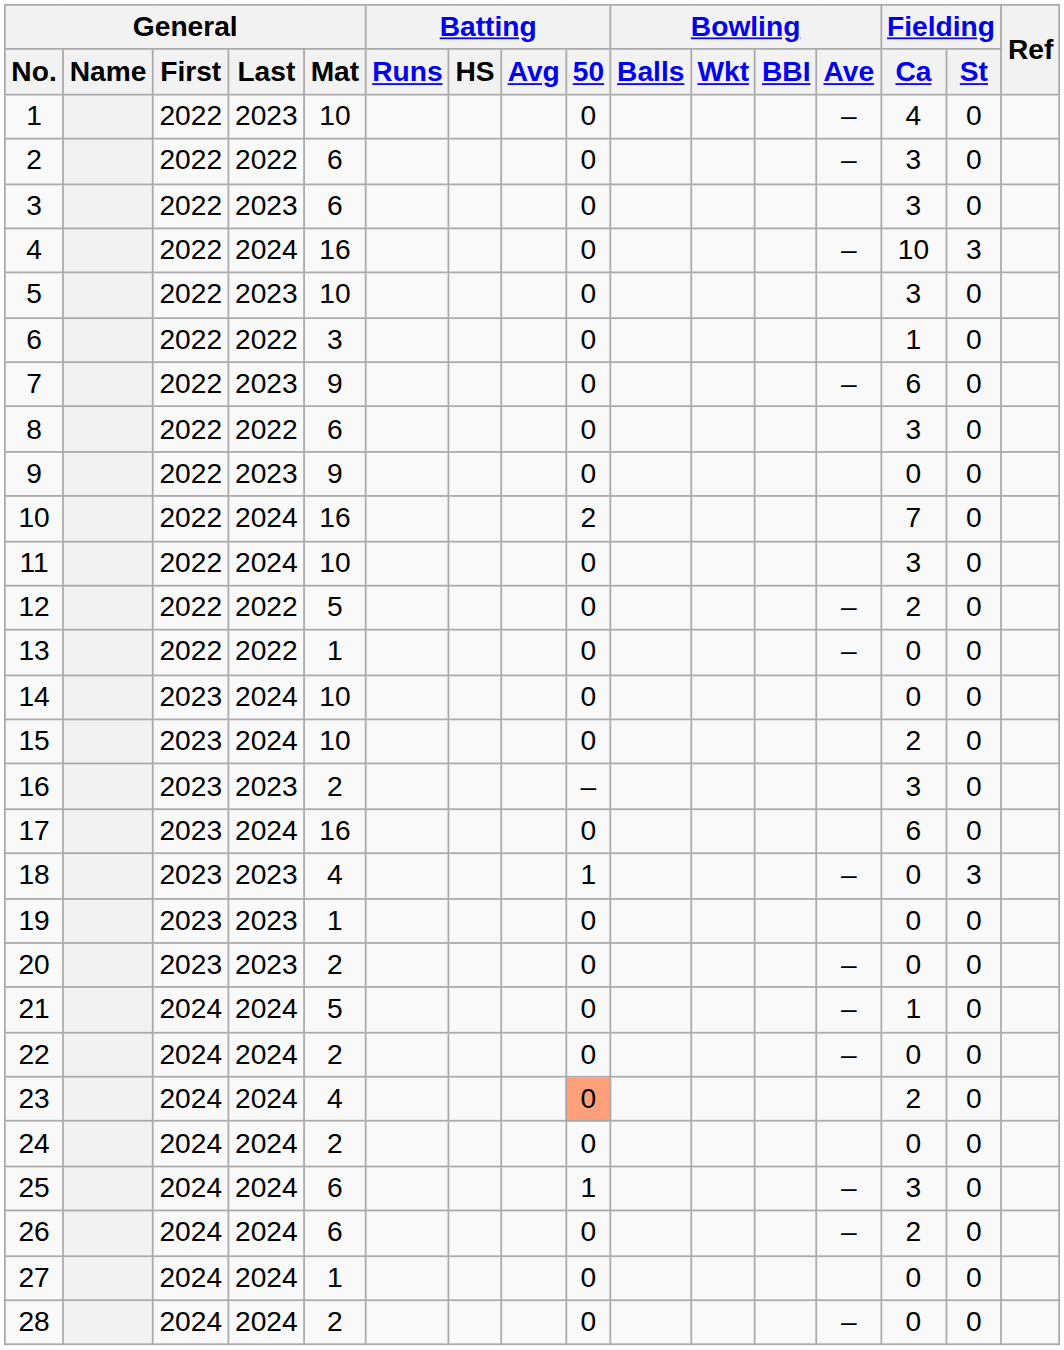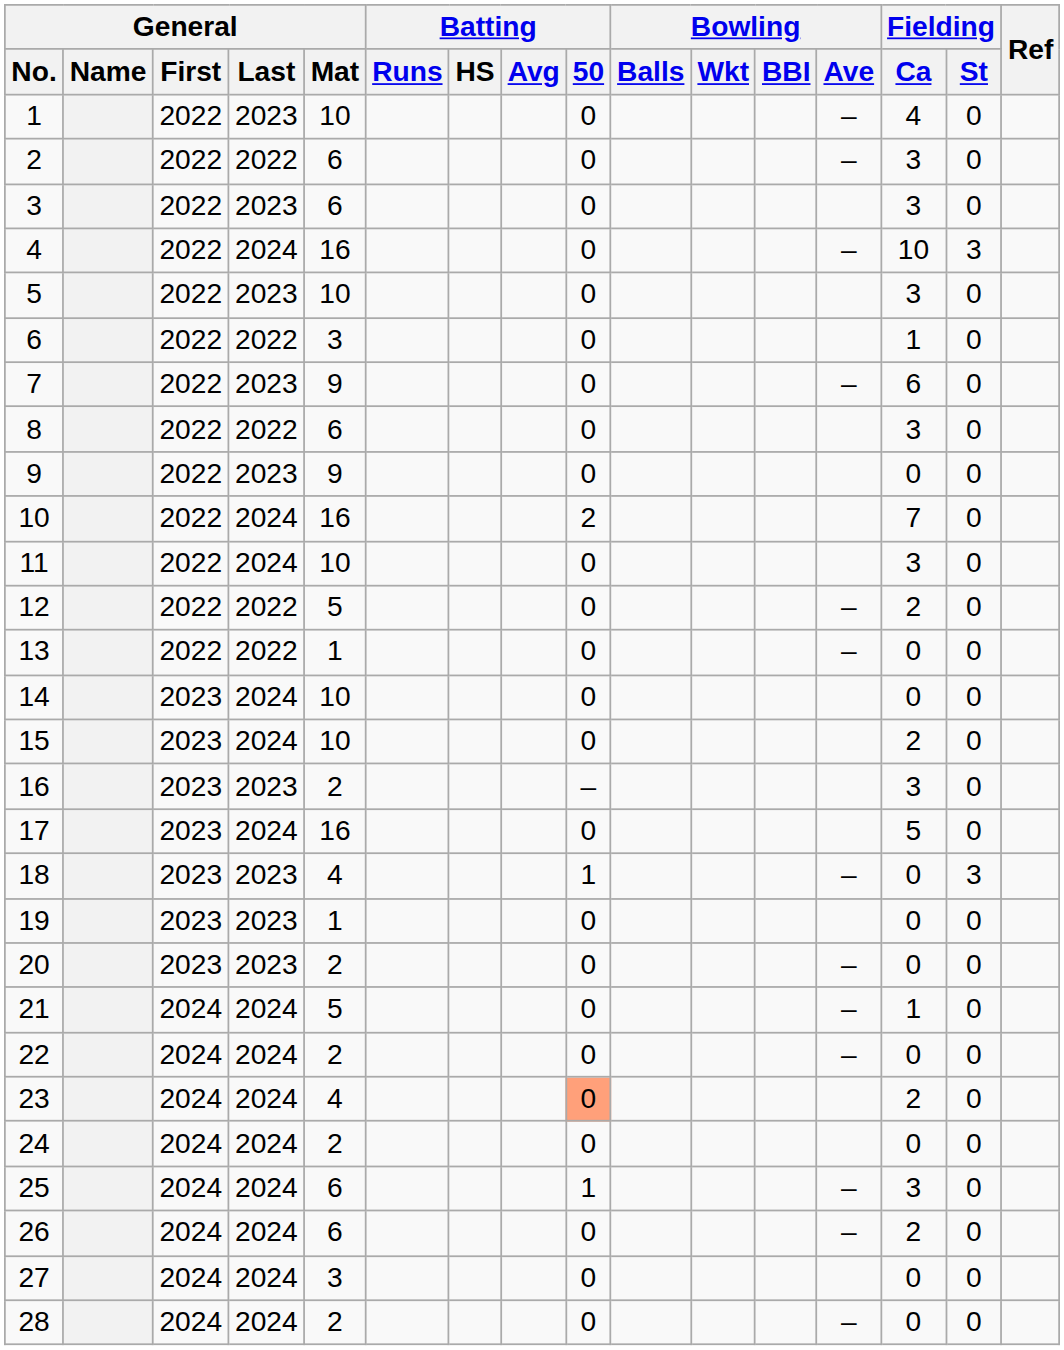(913, 830) 6 -> (913, 830) 5
(335, 1277) 1 -> (335, 1277) 3
